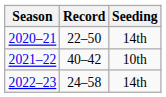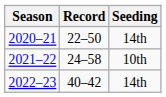(84, 60) 40–42 -> (84, 60) 24–58
(84, 81) 24–58 -> (84, 81) 40–42
